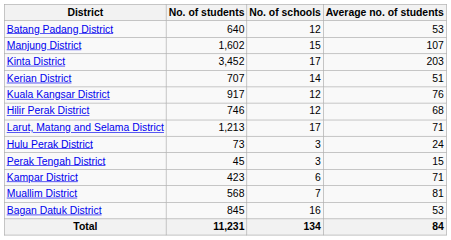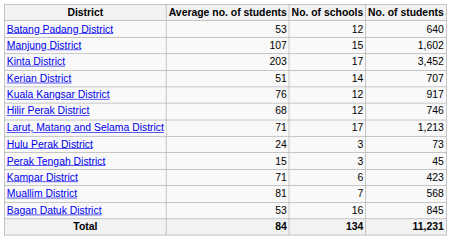columns swapped: (207, 12) <-> (385, 12)
